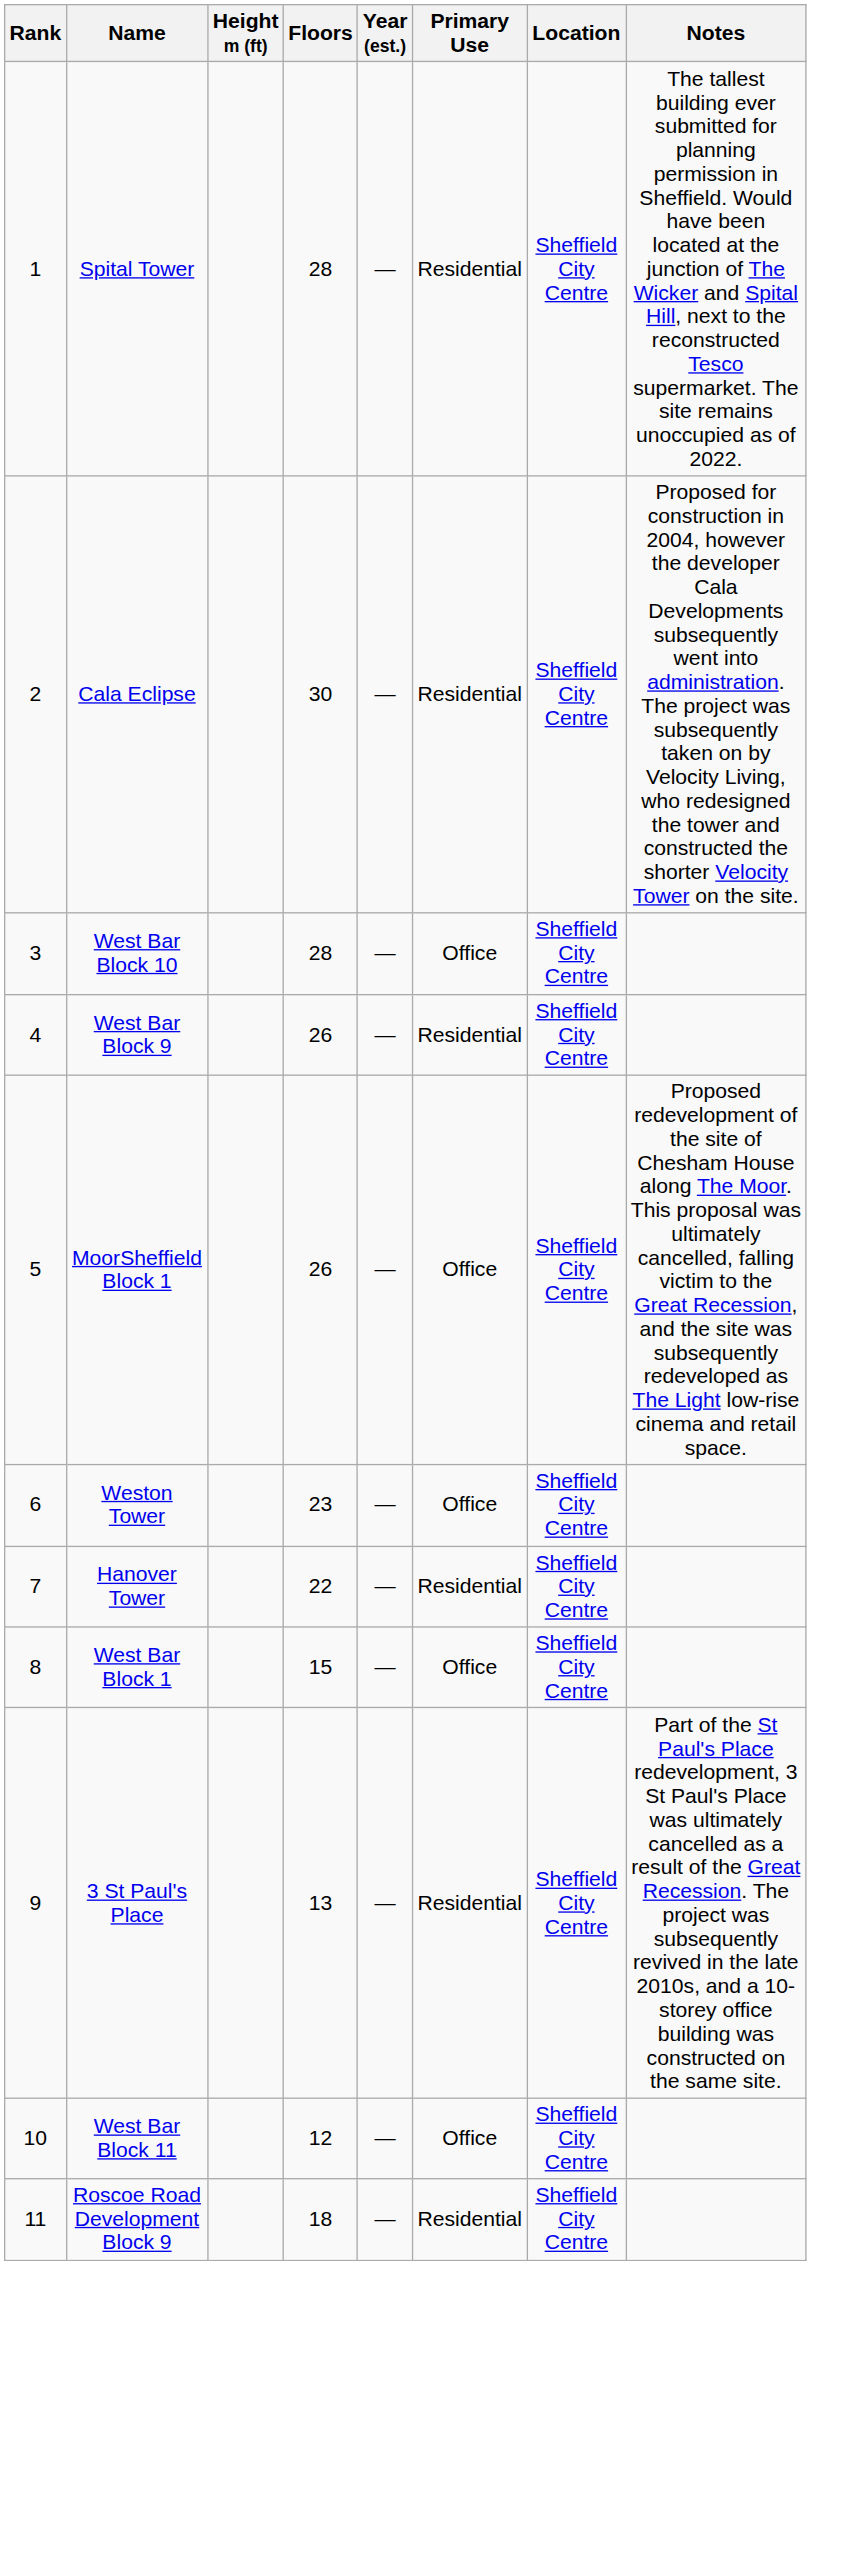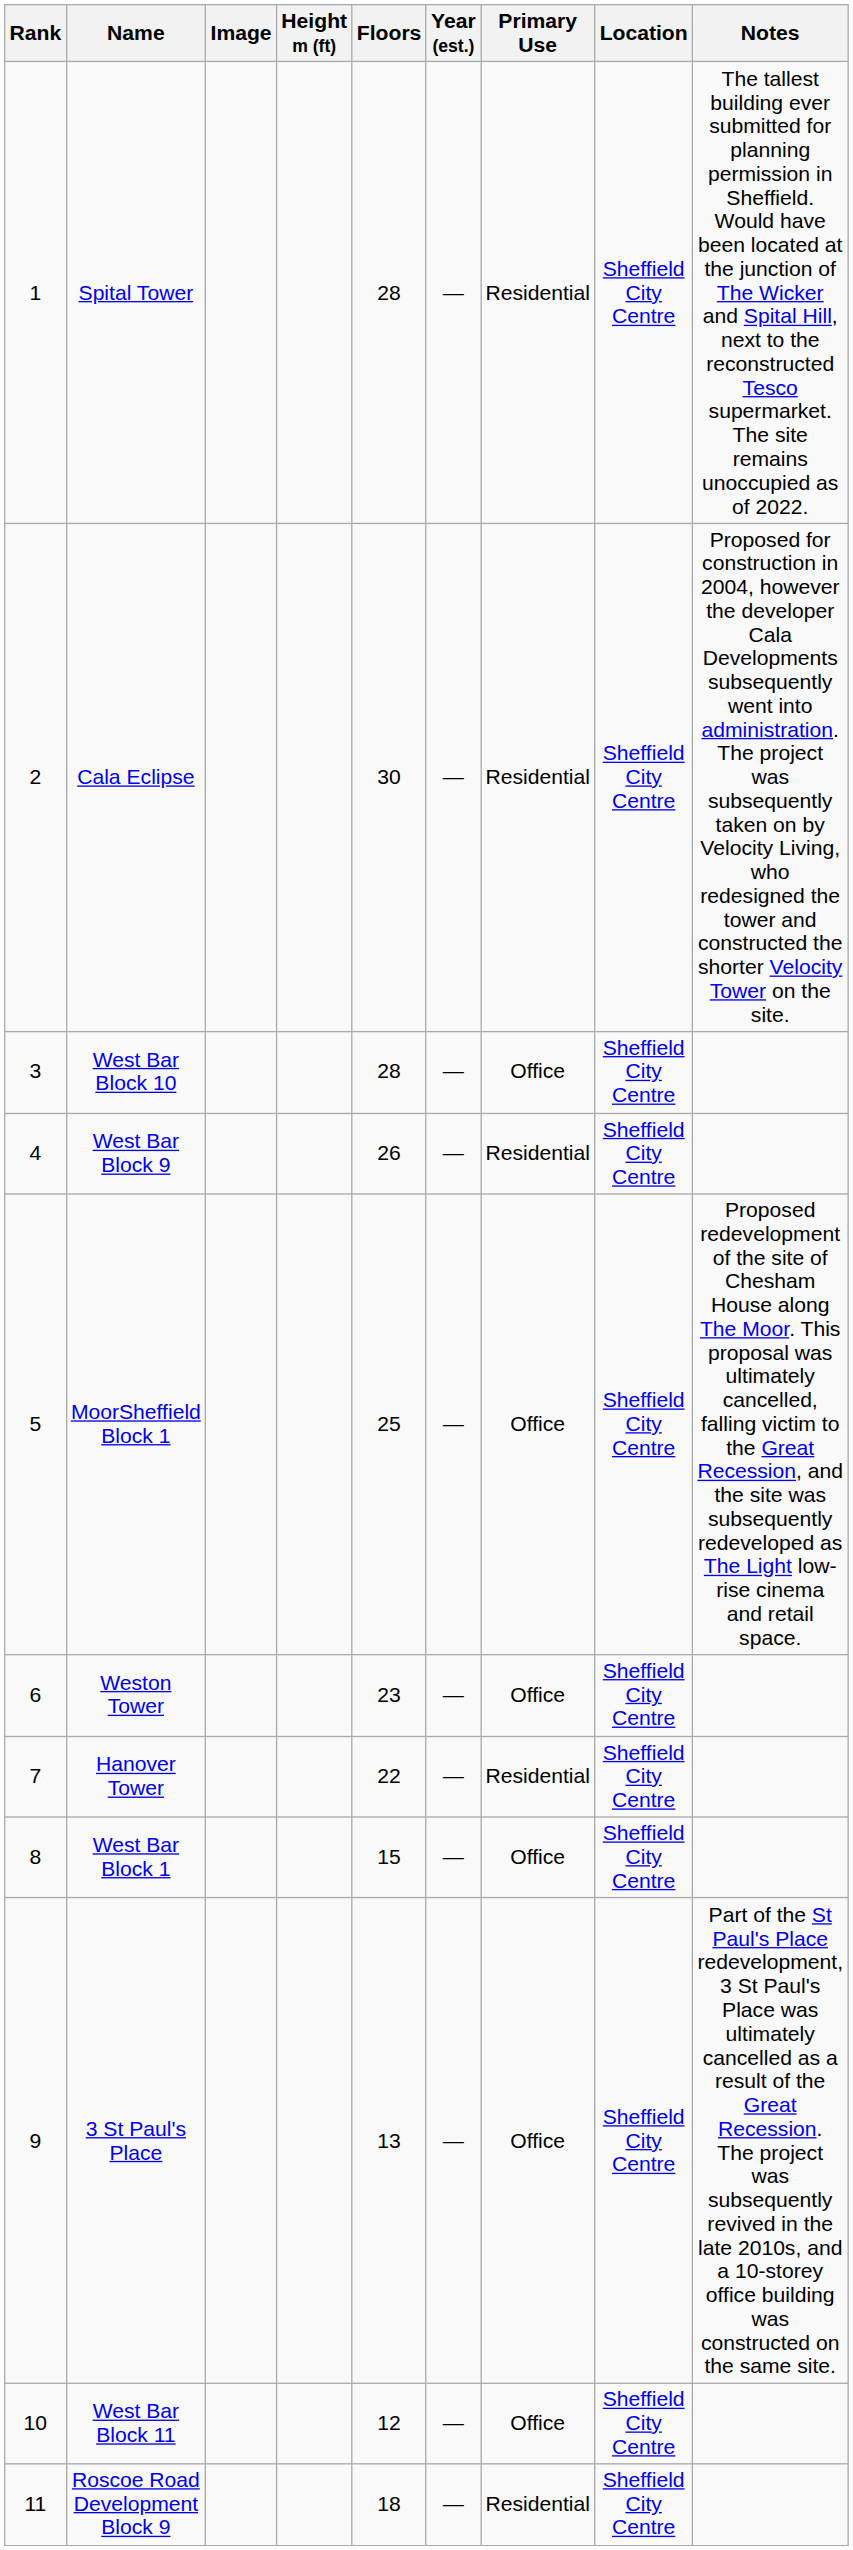+ column: (241, 33)
(321, 1269) 26 -> (389, 1424) 25
(470, 1902) Residential -> (538, 2140) Office
